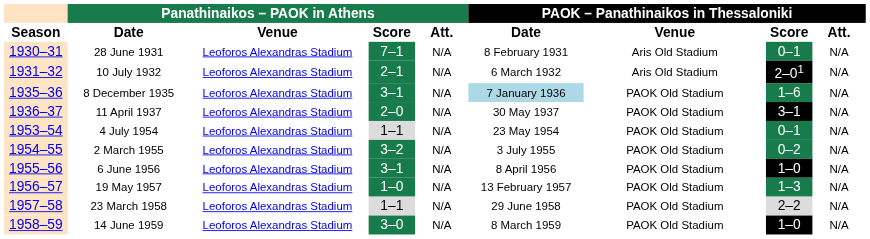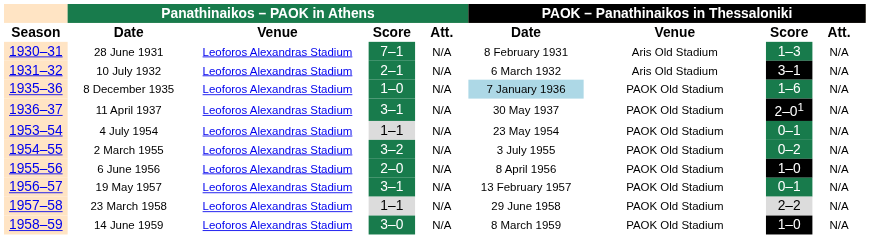(789, 51) 0–1 -> (789, 51) 1–3
(789, 72) 2–01 -> (789, 70) 3–1
(392, 92) 3–1 -> (392, 89) 1–0
(392, 111) 2–0 -> (392, 109) 3–1
(789, 111) 3–1 -> (789, 109) 2–01
(392, 168) 3–1 -> (392, 168) 2–0
(392, 187) 1–0 -> (392, 187) 3–1
(789, 187) 1–3 -> (789, 187) 0–1
